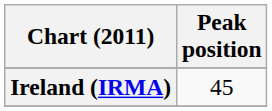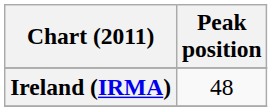(222, 86) 45 -> (222, 86) 48
